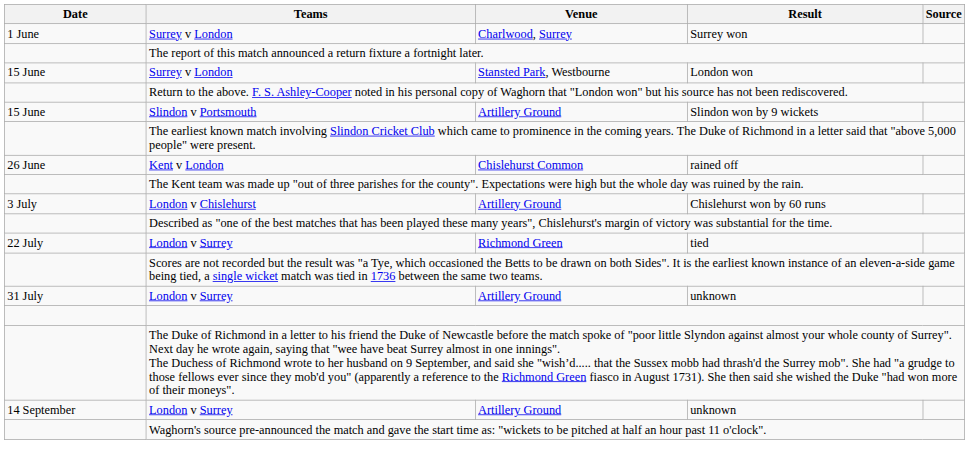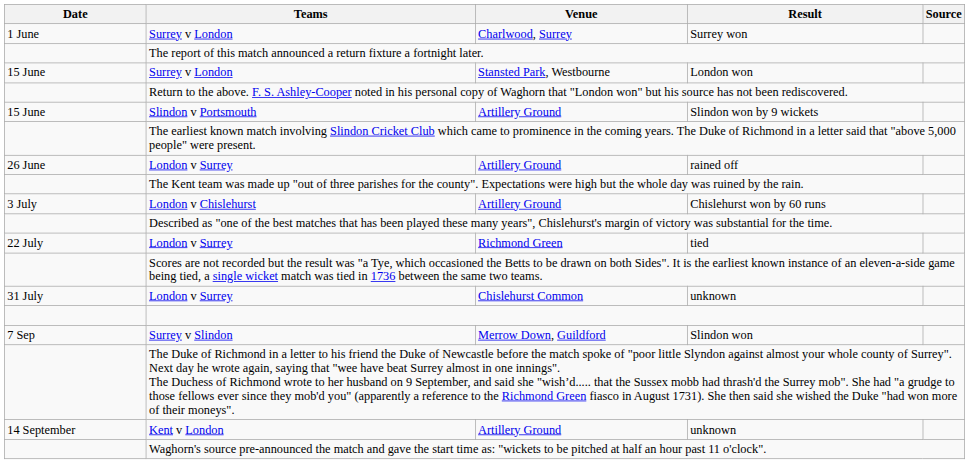(186, 164) Kent v London -> (191, 164) London v Surrey
(531, 164) Chislehurst Common -> (520, 164) Artillery Ground
(520, 295) Artillery Ground -> (531, 295) Chislehurst Common
+ row: (21, 335)
(191, 410) London v Surrey -> (186, 429) Kent v London
